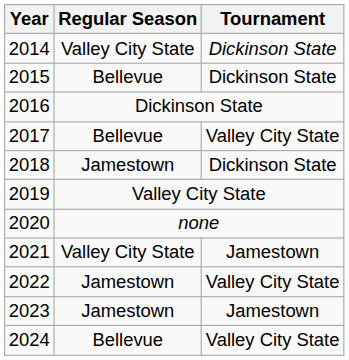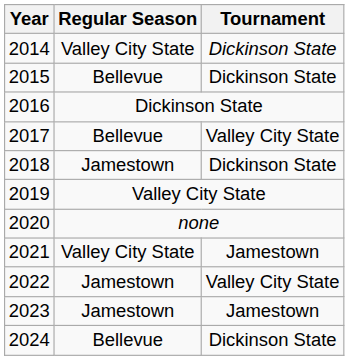(273, 340) Valley City State -> (273, 340) Dickinson State
